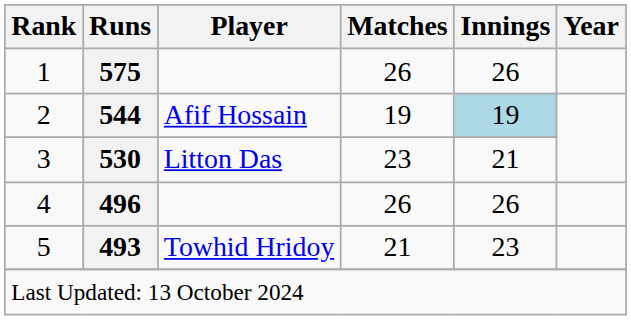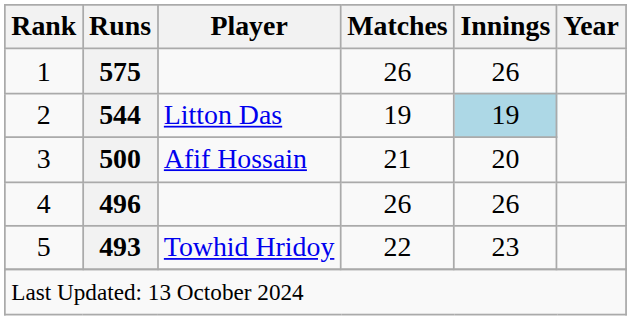(235, 114) Afif Hossain -> (223, 114) Litton Das
(120, 159) 530 -> (120, 159) 500
(223, 159) Litton Das -> (235, 159) Afif Hossain
(397, 159) 23 -> (397, 159) 21
(505, 159) 21 -> (505, 159) 20
(397, 247) 21 -> (397, 247) 22
